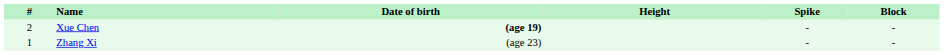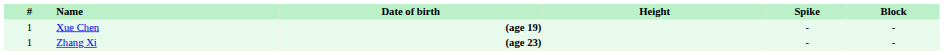(29, 27) 2 -> (29, 27) 1
(524, 42) normal -> (523, 42) bold
